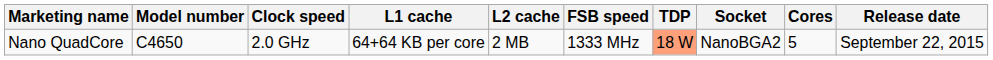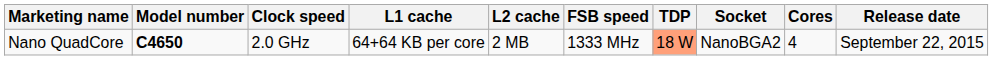(159, 42) normal -> (159, 42) bold
(792, 42) 5 -> (792, 42) 4
